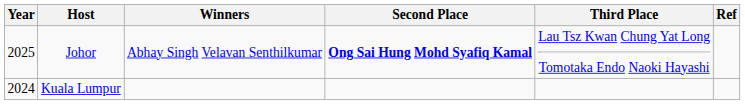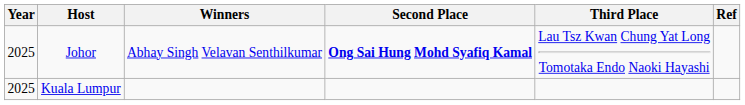(21, 89) 2024 -> (21, 89) 2025
